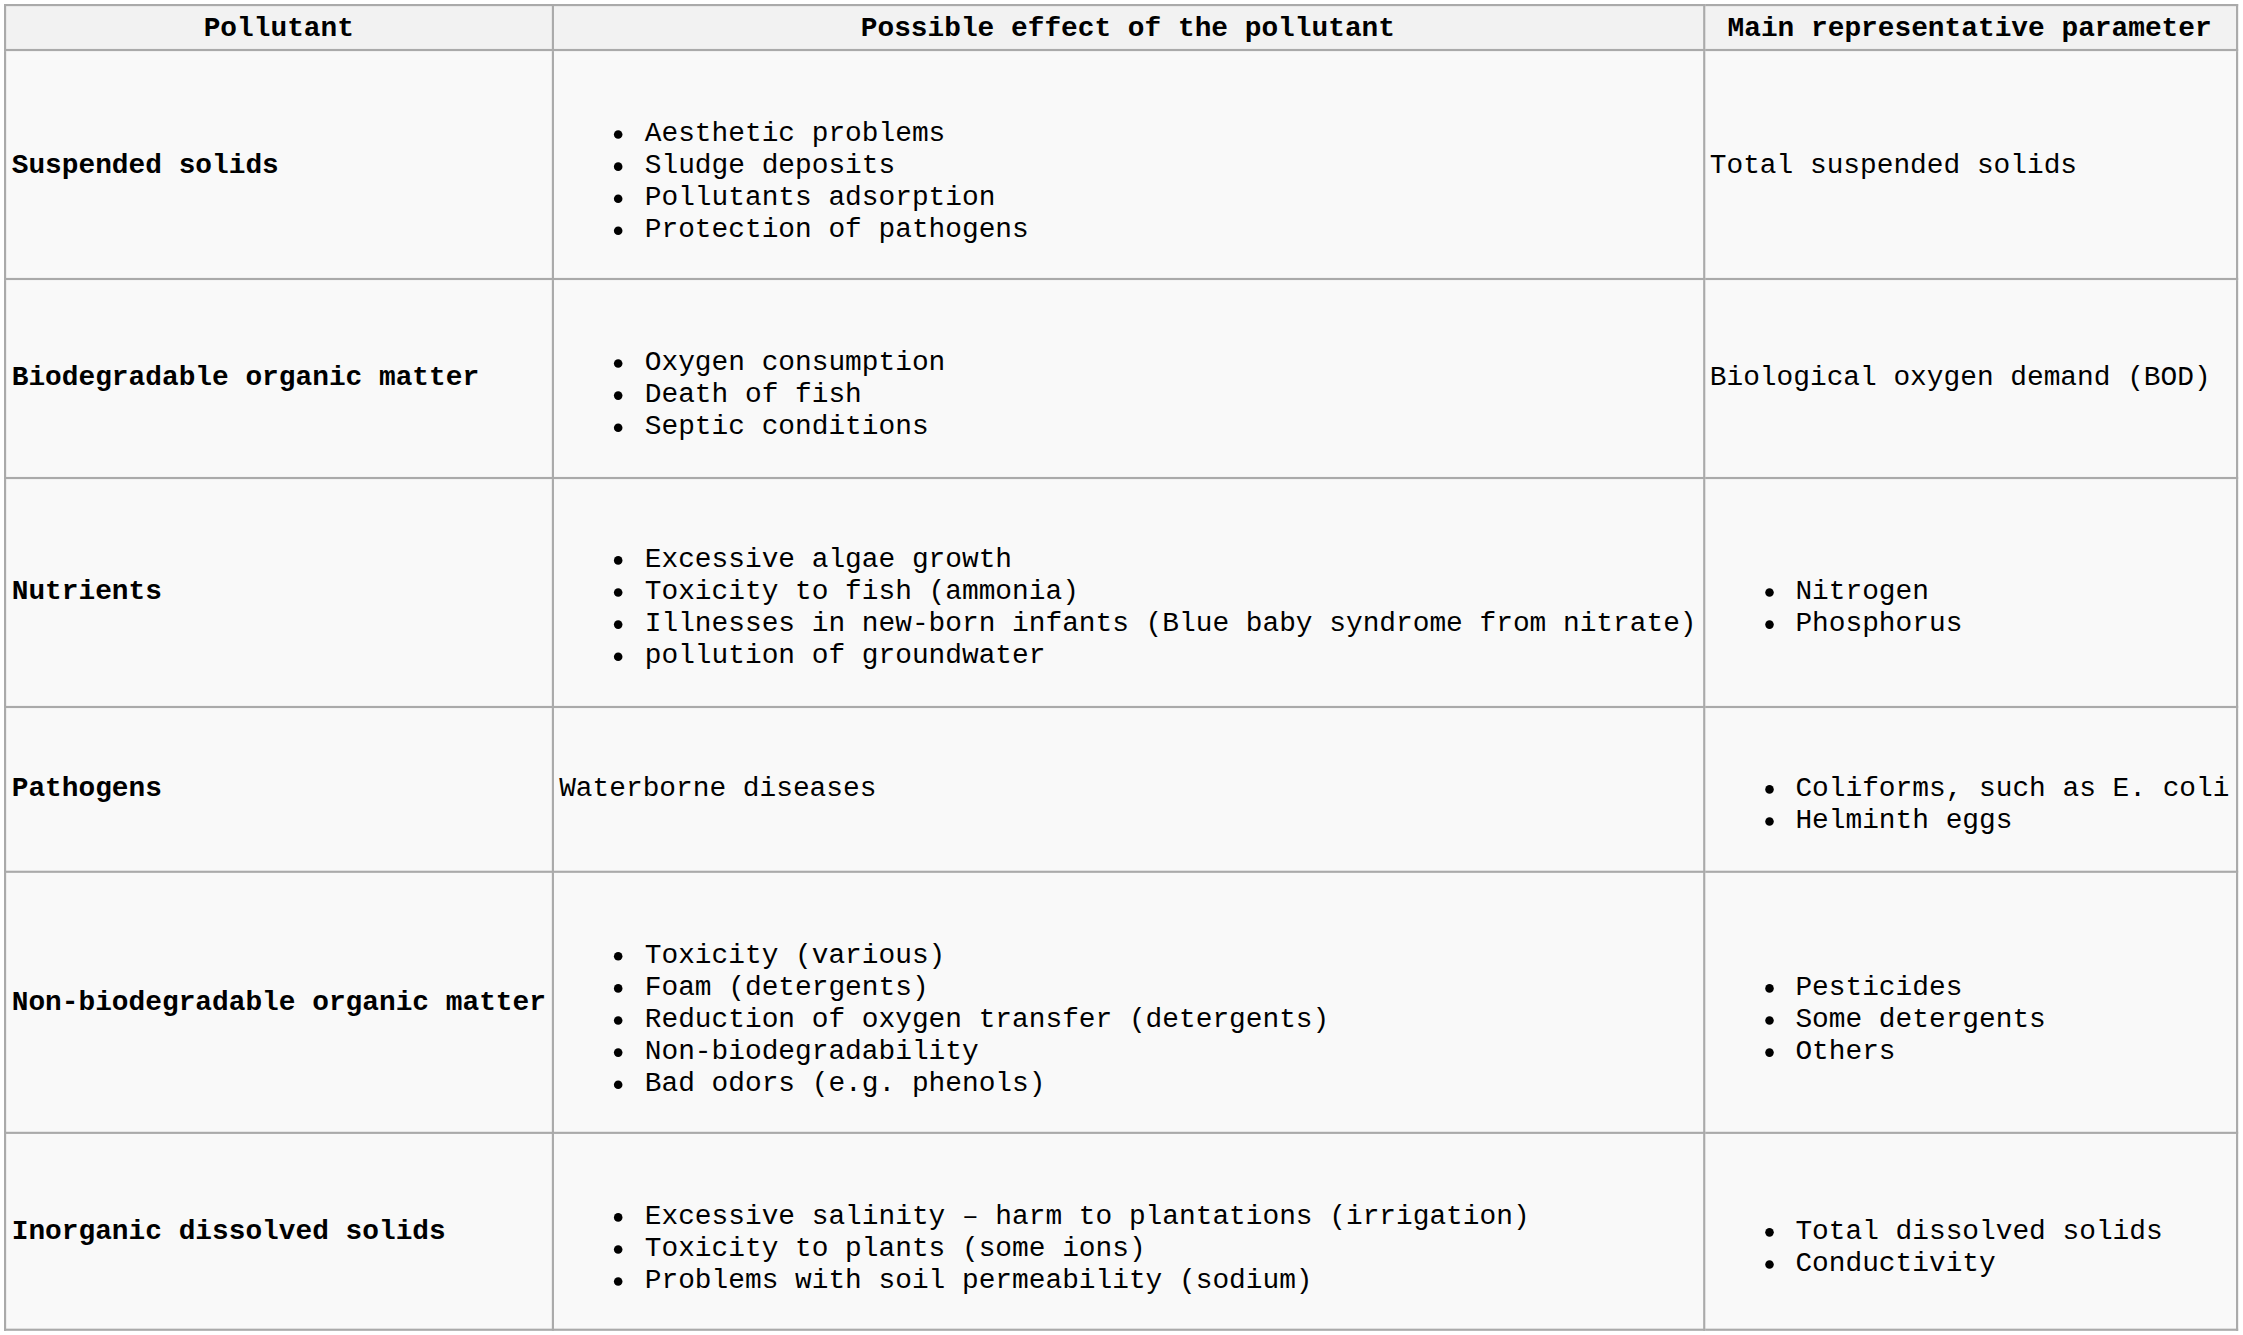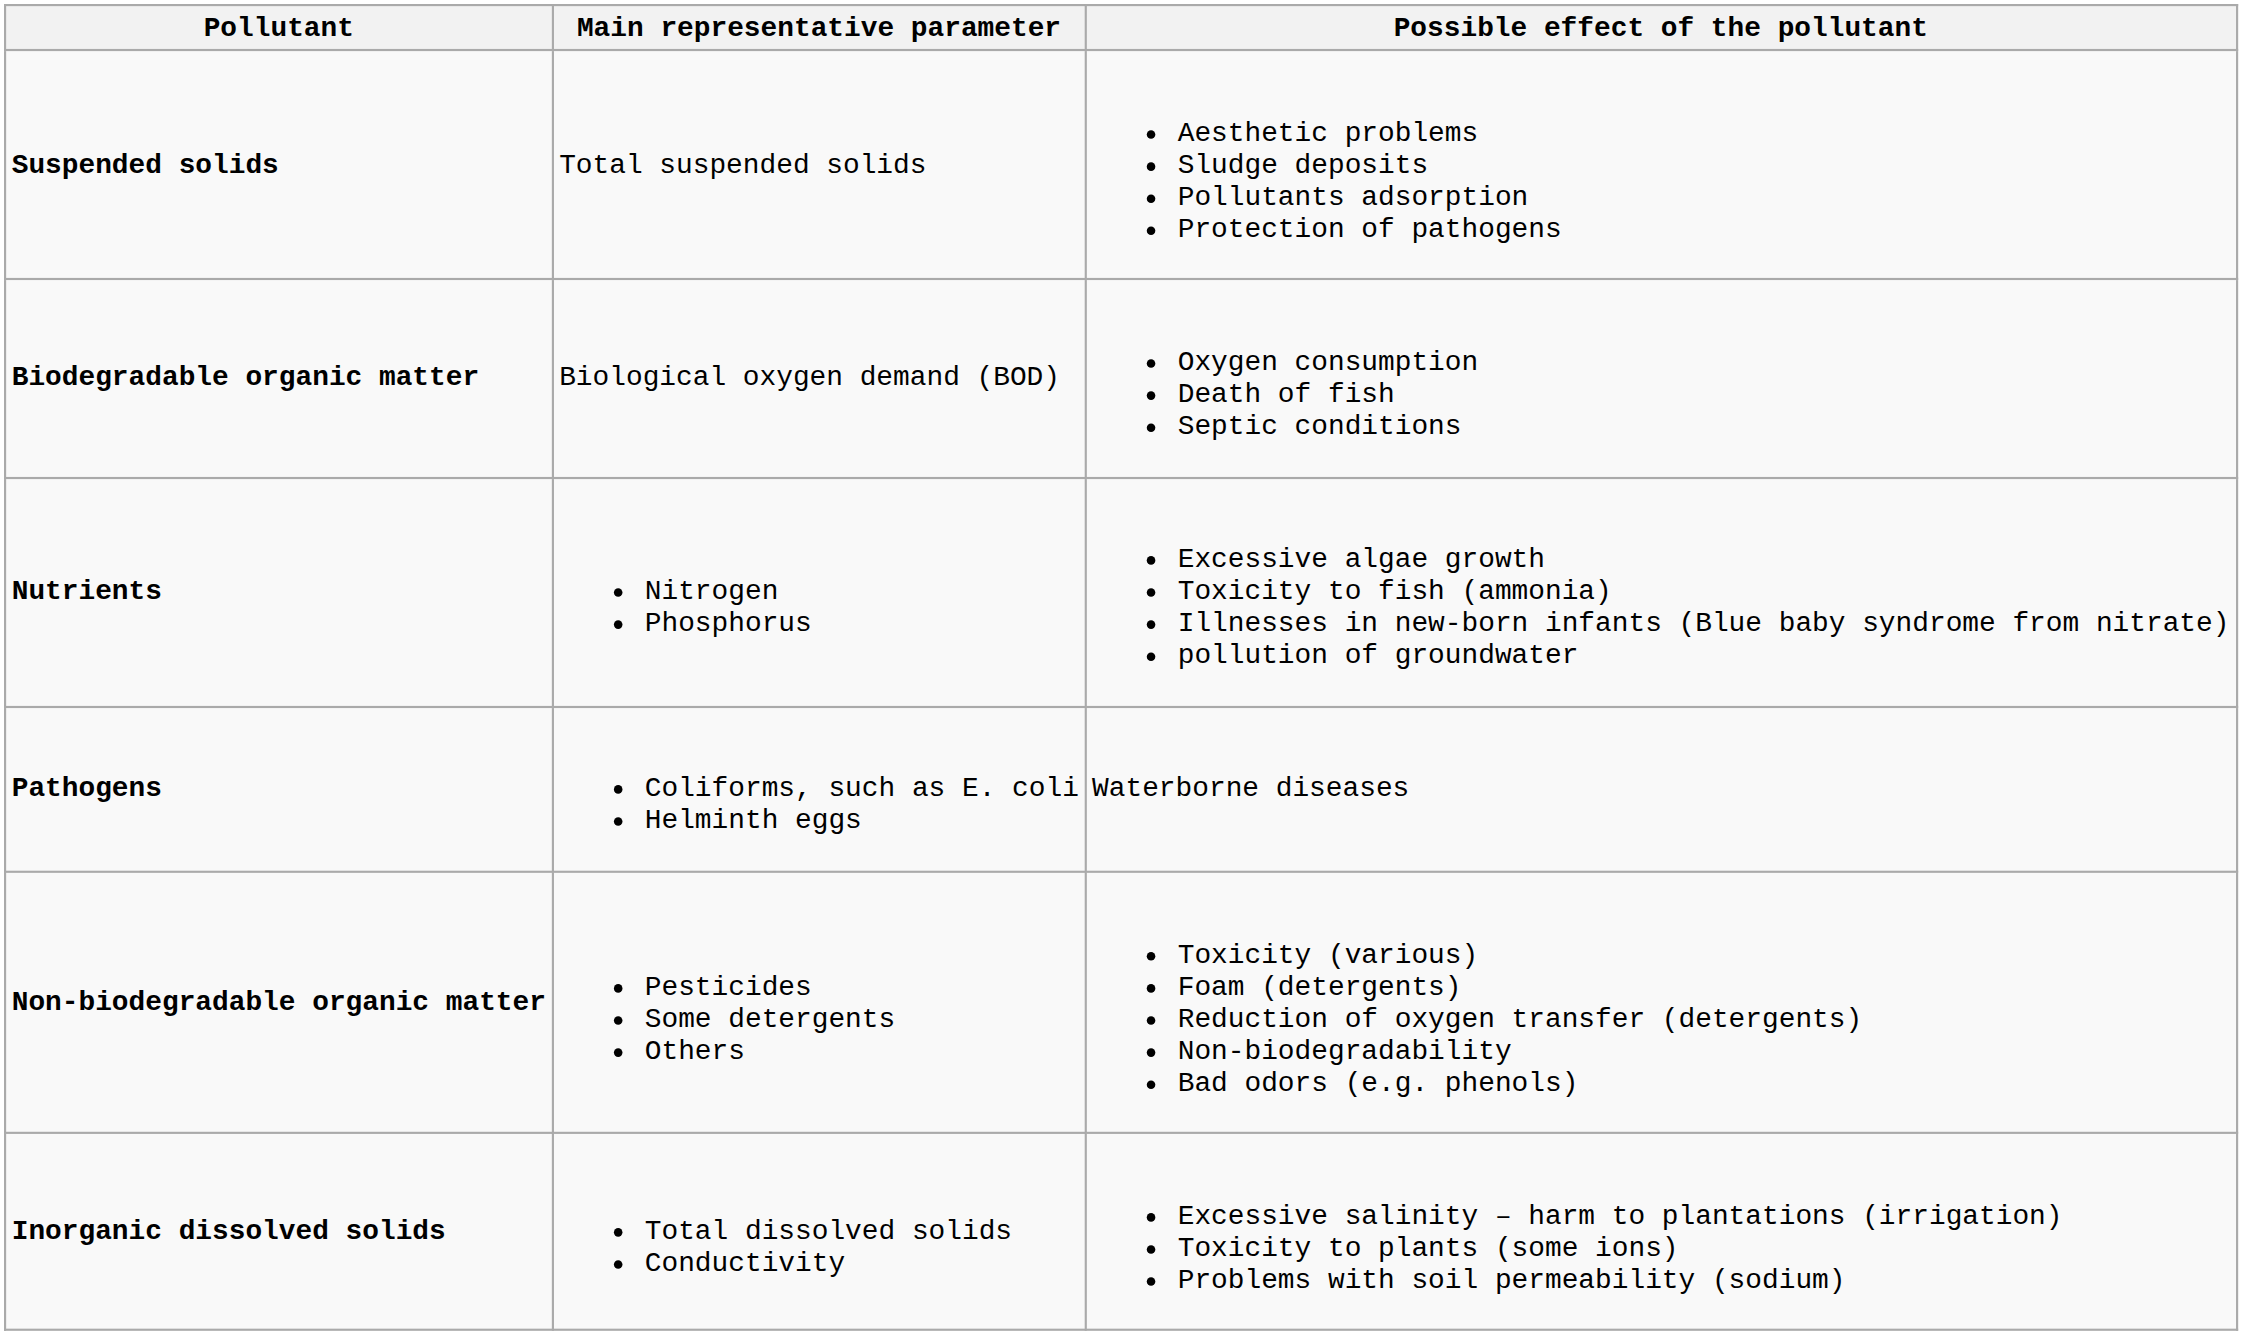columns swapped: (1970, 28) <-> (1128, 28)
